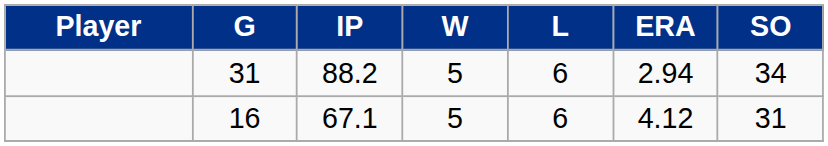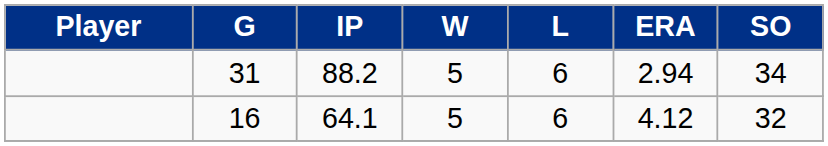(350, 118) 67.1 -> (350, 118) 64.1
(771, 118) 31 -> (771, 118) 32
